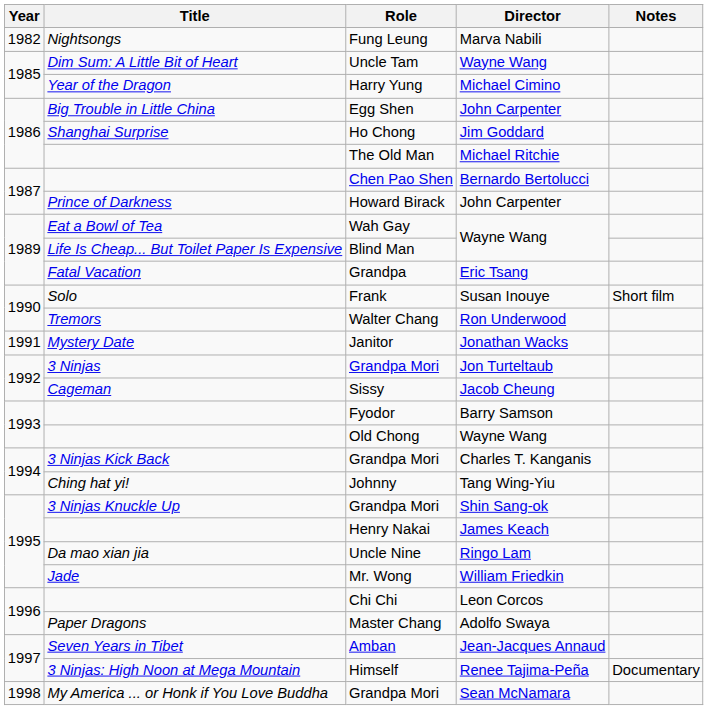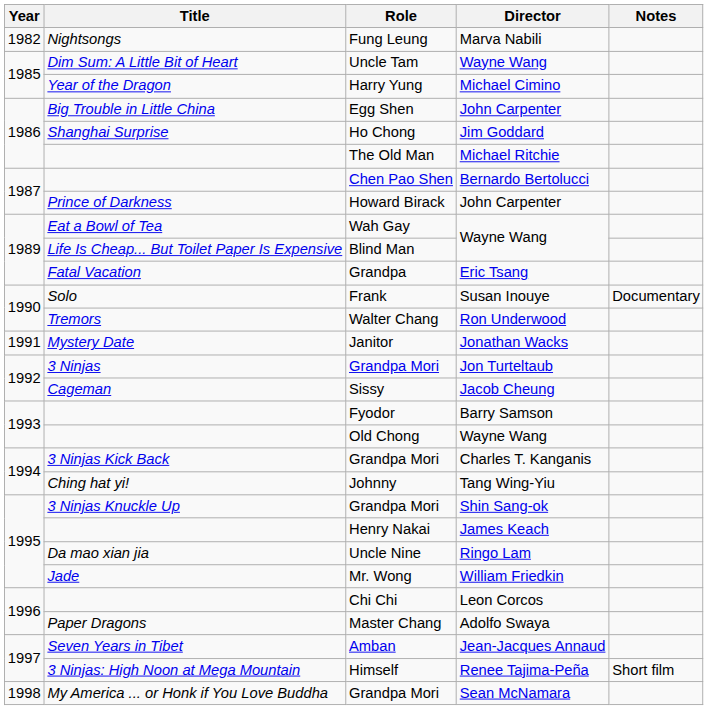(643, 296) Short film -> (656, 296) Documentary
(656, 669) Documentary -> (643, 669) Short film
